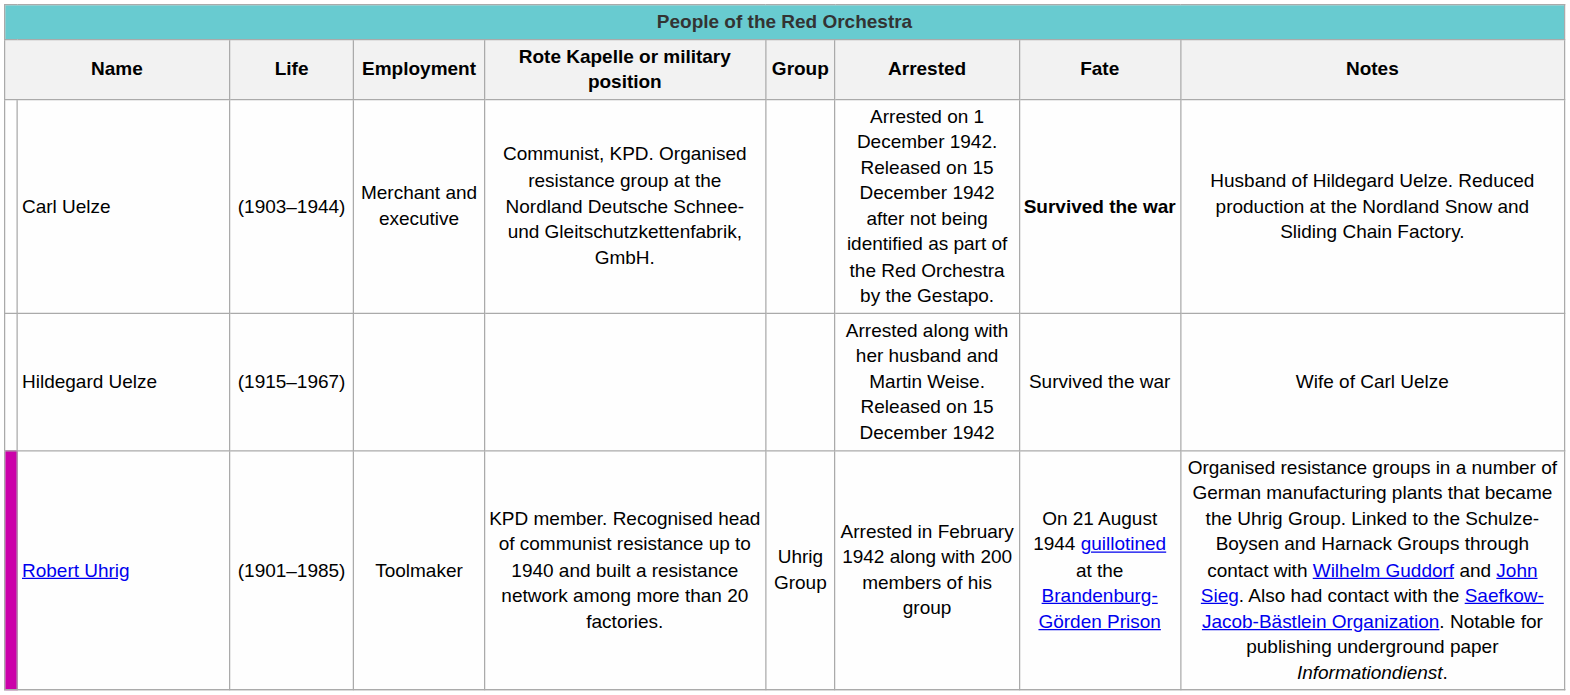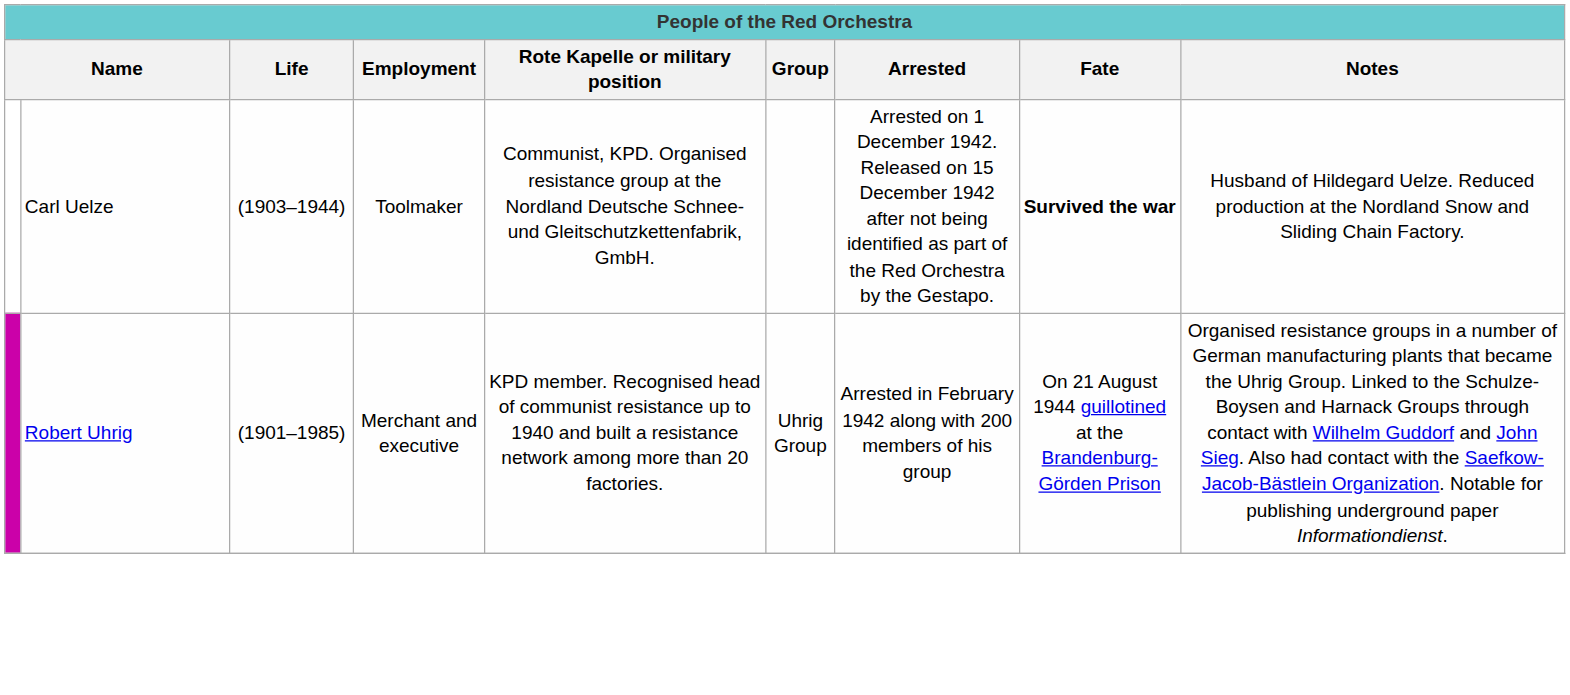(419, 205) Merchant and executive -> (419, 205) Toolmaker
- row: (90, 381)
(419, 569) Toolmaker -> (419, 432) Merchant and executive
